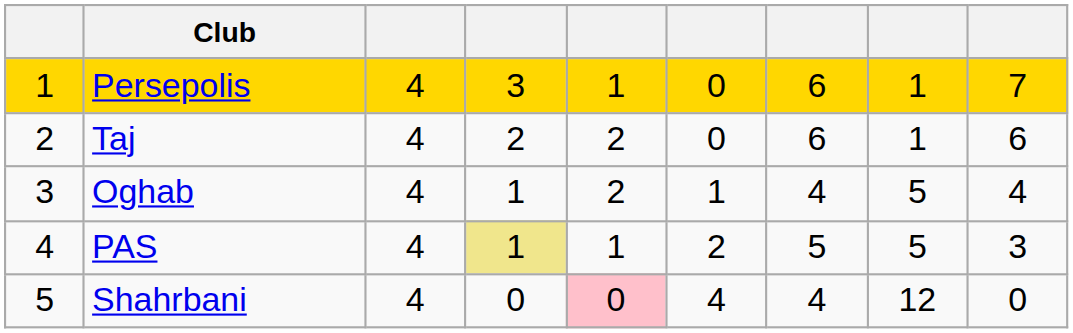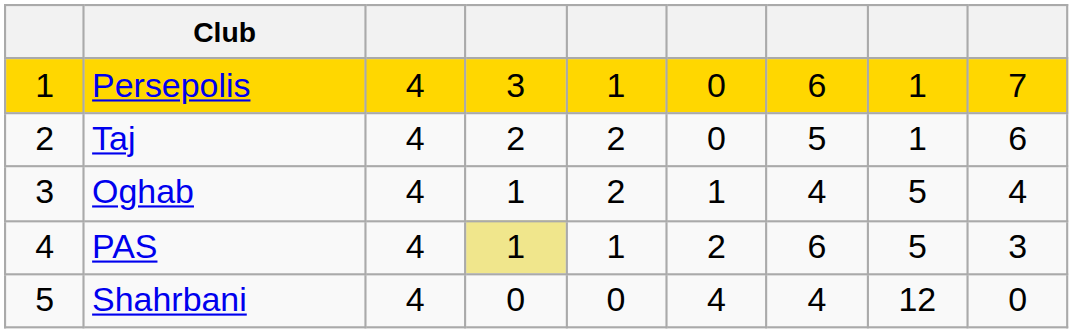(817, 138) 6 -> (817, 138) 5
(817, 246) 5 -> (817, 246) 6
(616, 300) pink background -> (616, 300) no background
